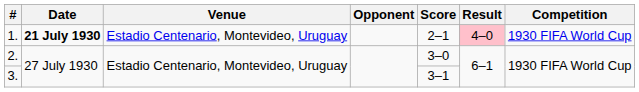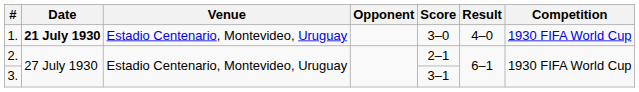(438, 35) 2–1 -> (438, 35) 3–0
(482, 35) pink background -> (482, 35) no background
(438, 55) 3–0 -> (438, 55) 2–1
